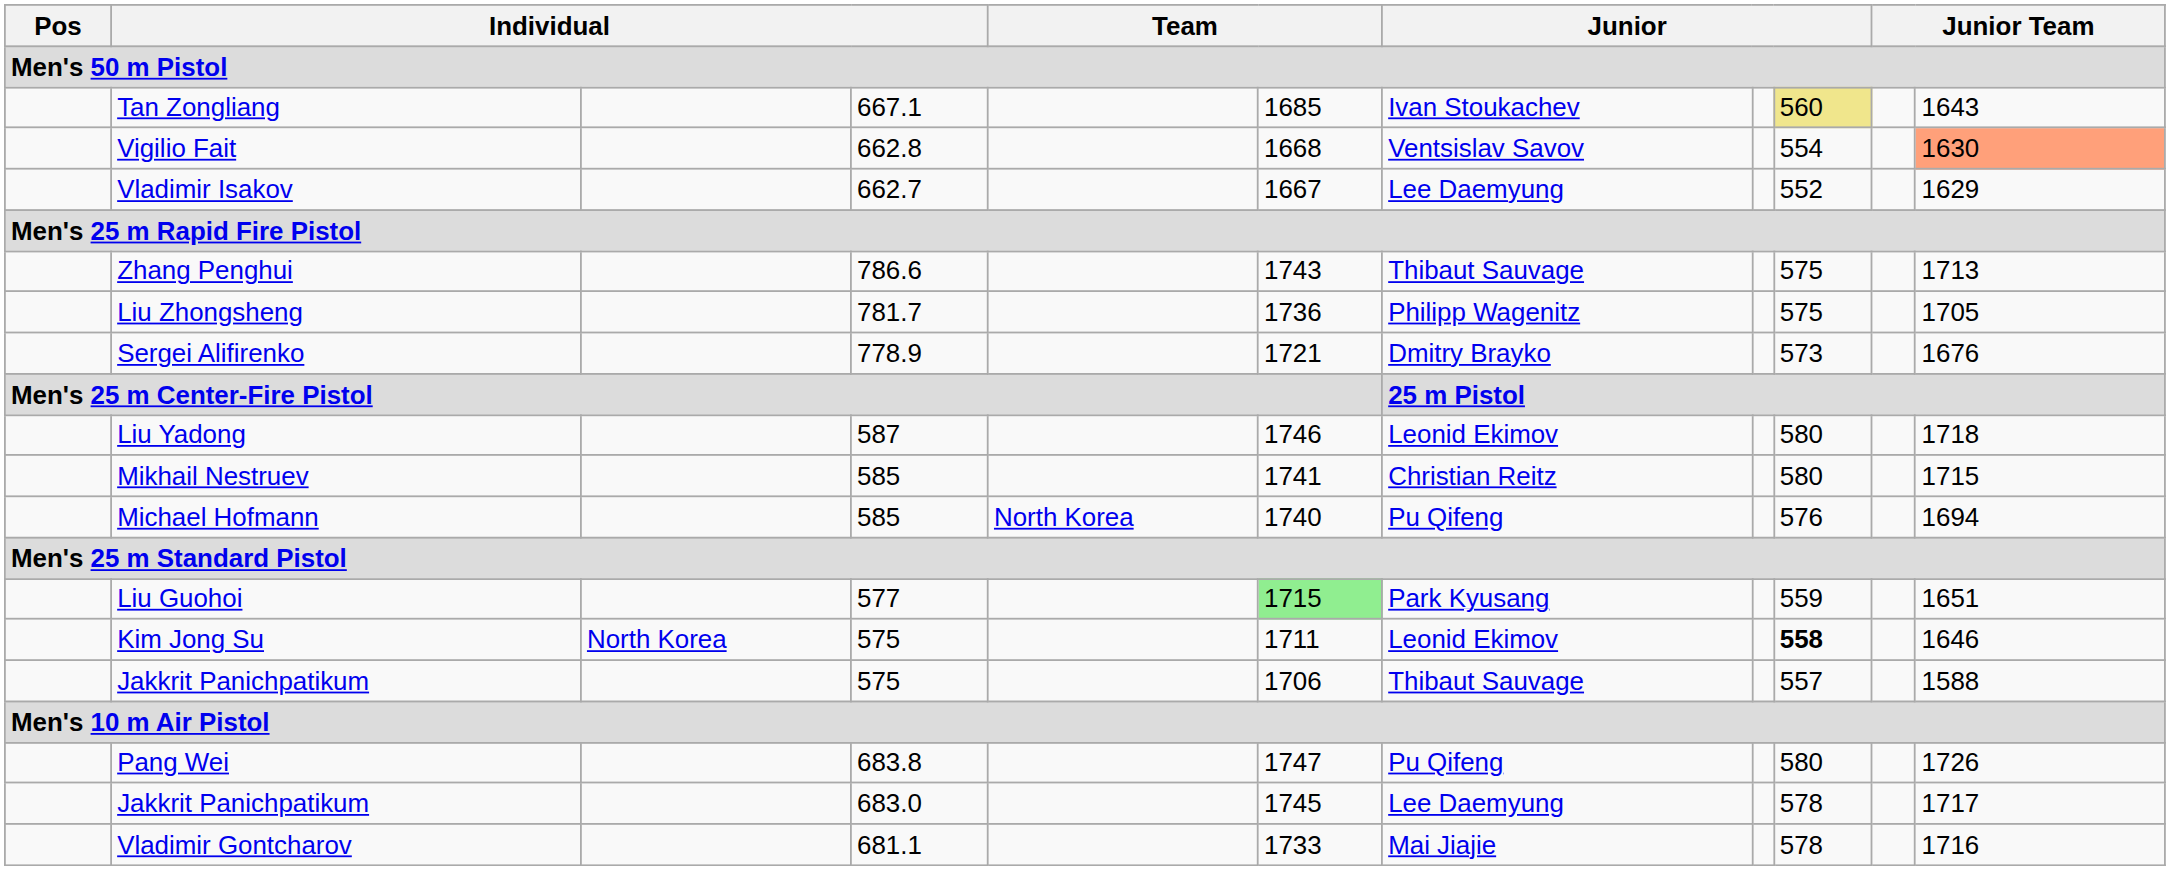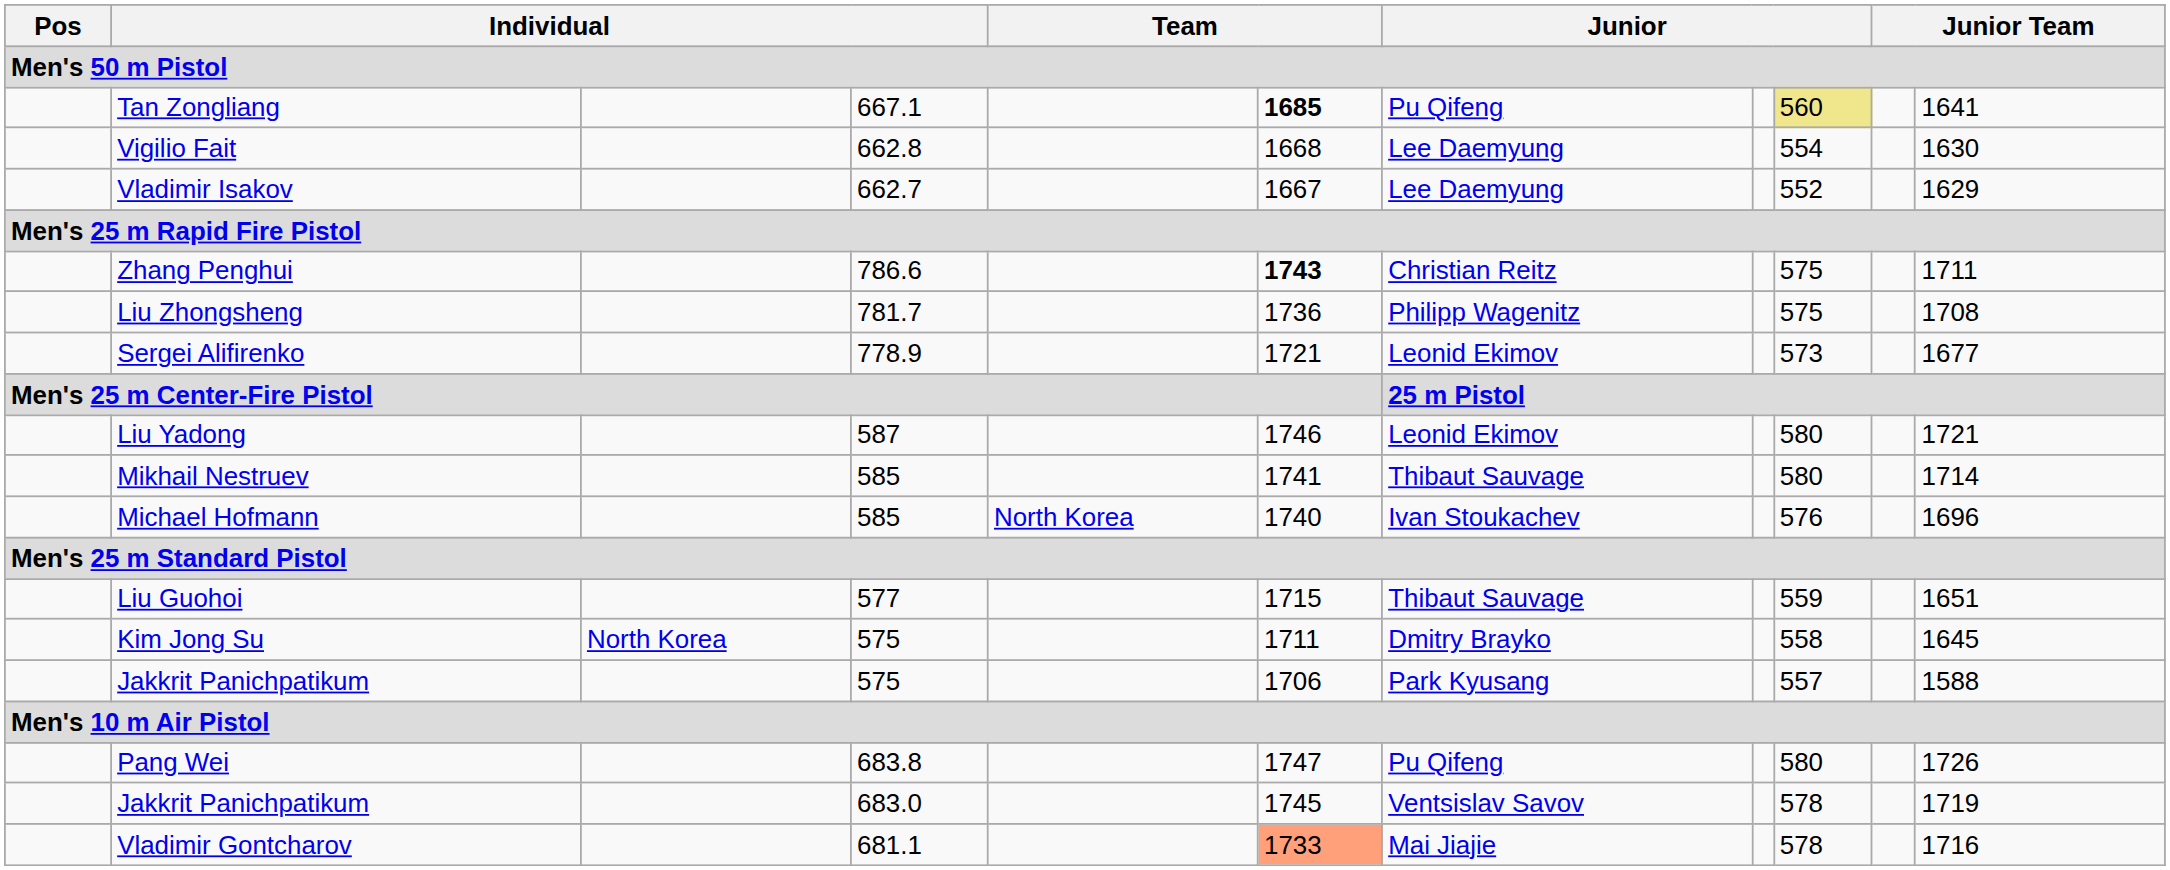(1293, 108) normal -> (1293, 108) bold
(1484, 108) Ivan Stoukachev -> (1446, 108) Pu Qifeng
(1950, 108) 1643 -> (1950, 108) 1641
(1486, 149) Ventsislav Savov -> (1476, 149) Lee Daemyung
(1950, 149) lightsalmon background -> (1950, 149) no background
(1293, 271) normal -> (1293, 271) bold
(1486, 271) Thibaut Sauvage -> (1472, 271) Christian Reitz
(1950, 271) 1713 -> (1949, 271) 1711
(1950, 312) 1705 -> (1950, 312) 1708
(1469, 353) Dmitry Brayko -> (1473, 353) Leonid Ekimov
(1950, 353) 1676 -> (1950, 353) 1677
(1950, 435) 1718 -> (1950, 435) 1721
(1472, 476) Christian Reitz -> (1486, 476) Thibaut Sauvage
(1950, 476) 1715 -> (1950, 476) 1714
(1446, 517) Pu Qifeng -> (1484, 517) Ivan Stoukachev
(1950, 517) 1694 -> (1950, 517) 1696
(1293, 599) lightgreen background -> (1293, 599) no background
(1469, 599) Park Kyusang -> (1486, 599) Thibaut Sauvage
(1473, 640) Leonid Ekimov -> (1469, 640) Dmitry Brayko
(1801, 640) bold -> (1801, 640) normal
(1950, 640) 1646 -> (1950, 640) 1645
(1486, 681) Thibaut Sauvage -> (1469, 681) Park Kyusang
(1476, 804) Lee Daemyung -> (1486, 804) Ventsislav Savov
(1950, 804) 1717 -> (1950, 804) 1719
(1293, 845) no background -> (1293, 845) lightsalmon background
